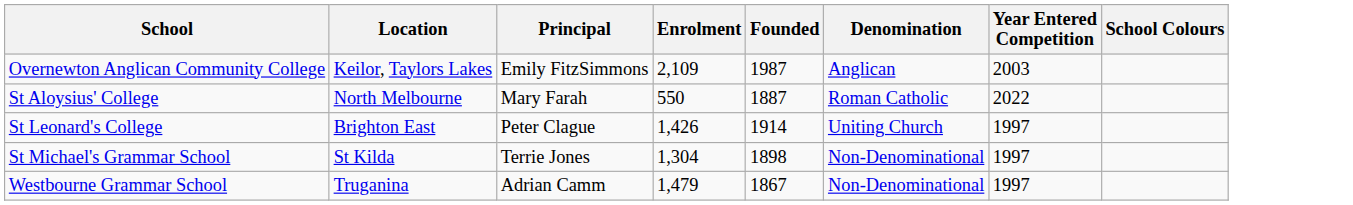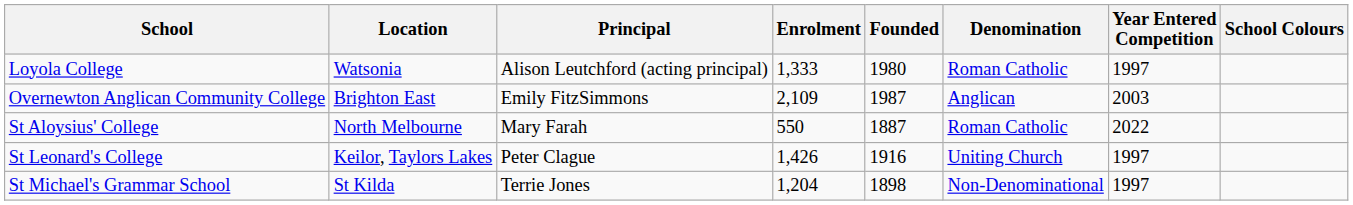+ row: (66, 68)
(413, 68) Keilor, Taylors Lakes -> (384, 98) Brighton East
(384, 127) Brighton East -> (413, 156) Keilor, Taylors Lakes
(768, 127) 1914 -> (888, 156) 1916
(678, 156) 1,304 -> (797, 185) 1,204
- row: (118, 185)
